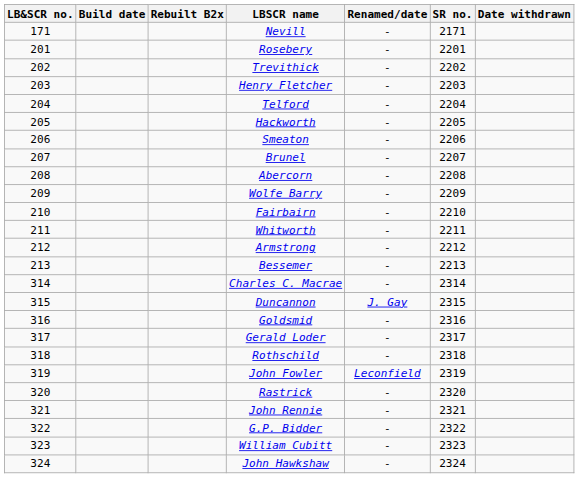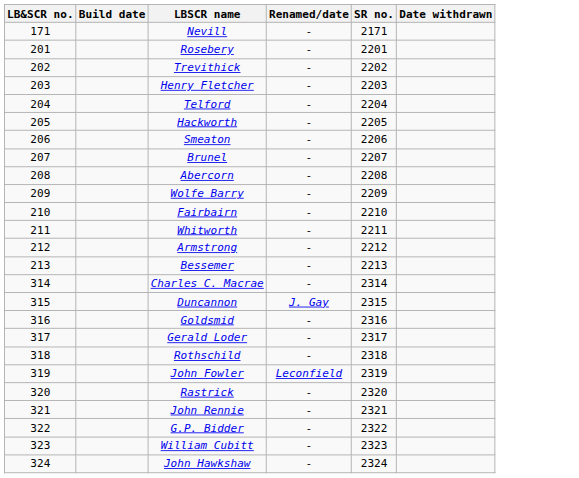- column: (187, 13)
